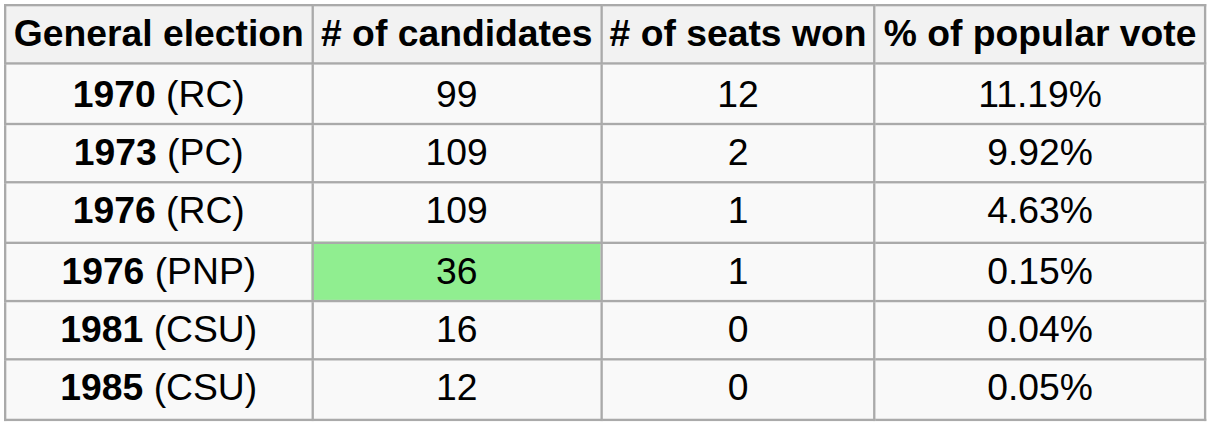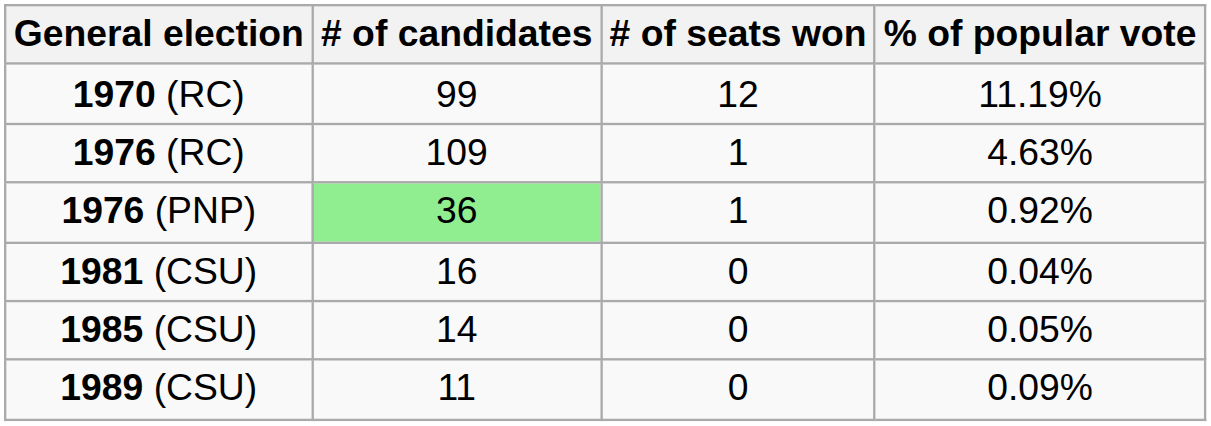- row: (159, 152)
(1040, 270) 0.15% -> (1040, 211) 0.92%
(457, 388) 12 -> (457, 329) 14
+ row: (159, 388)
